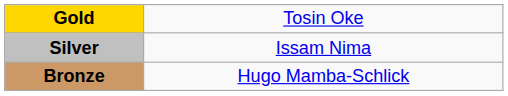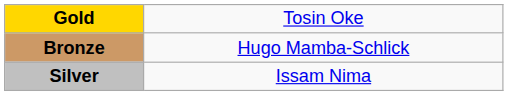rows swapped: (74, 47) <-> (74, 76)
